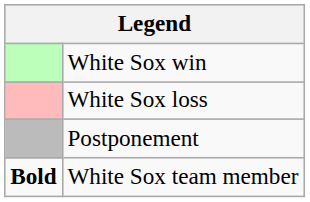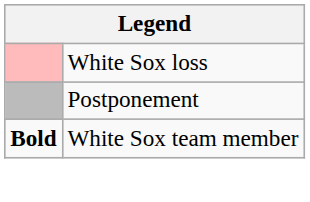- row: (137, 62)
